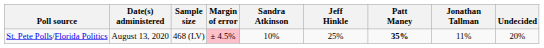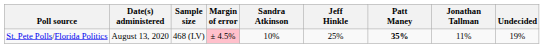(517, 36) 20% -> (517, 36) 19%
